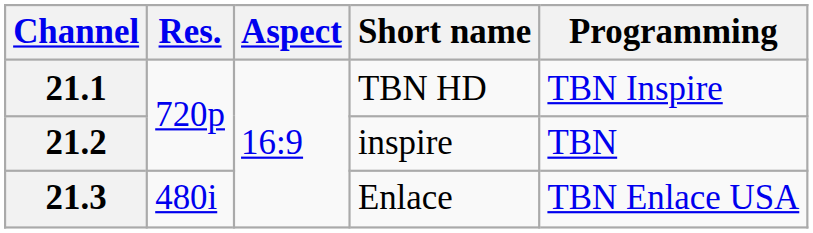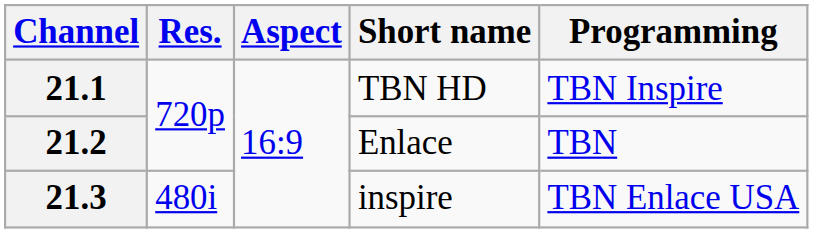(405, 142) inspire -> (405, 142) Enlace
(405, 198) Enlace -> (405, 198) inspire
